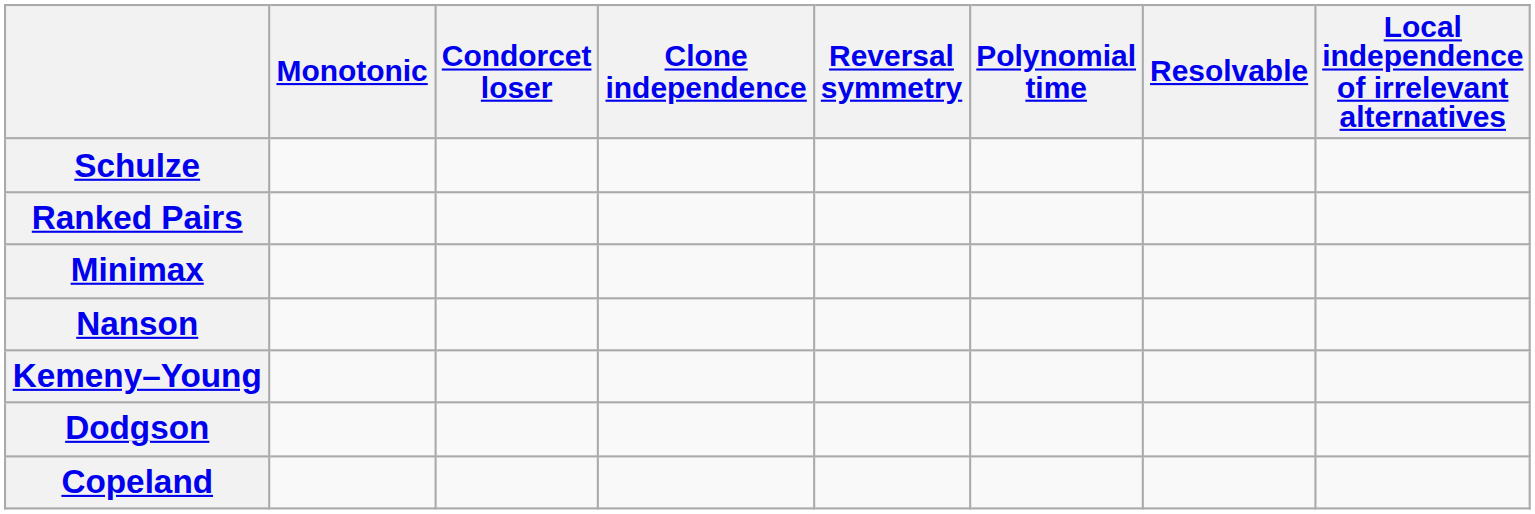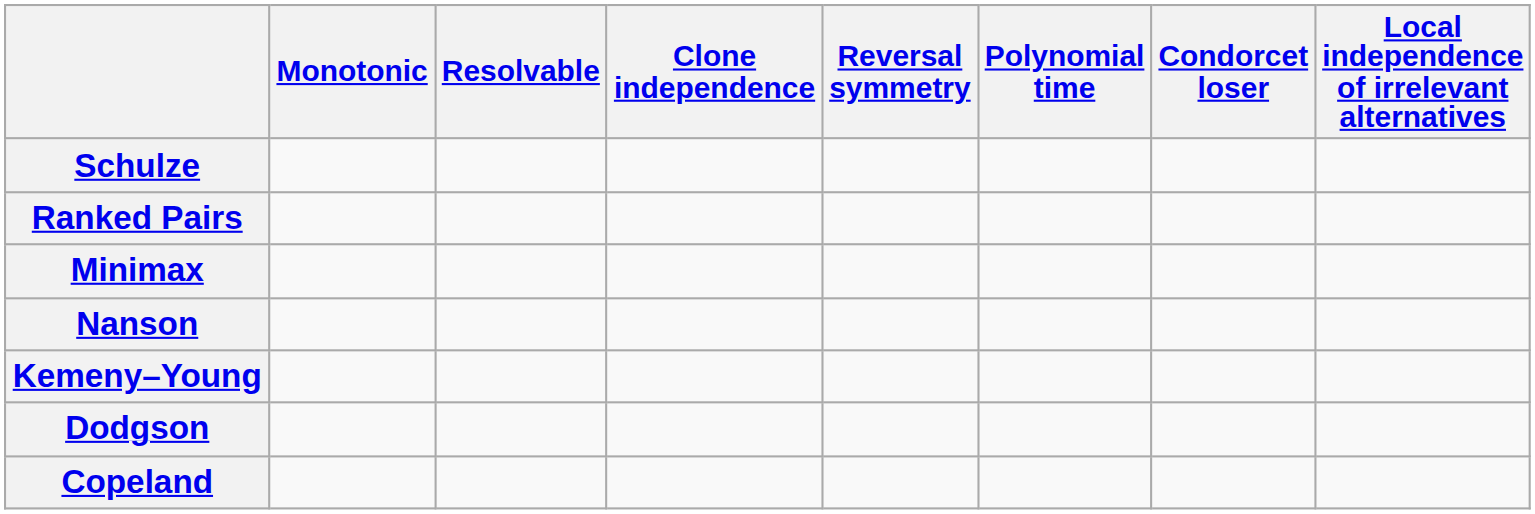columns swapped: (517, 72) <-> (1229, 72)
